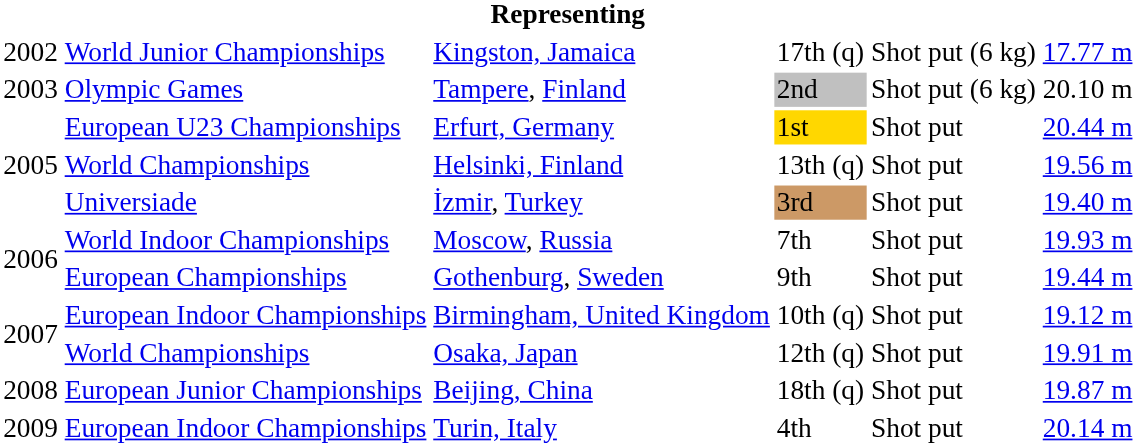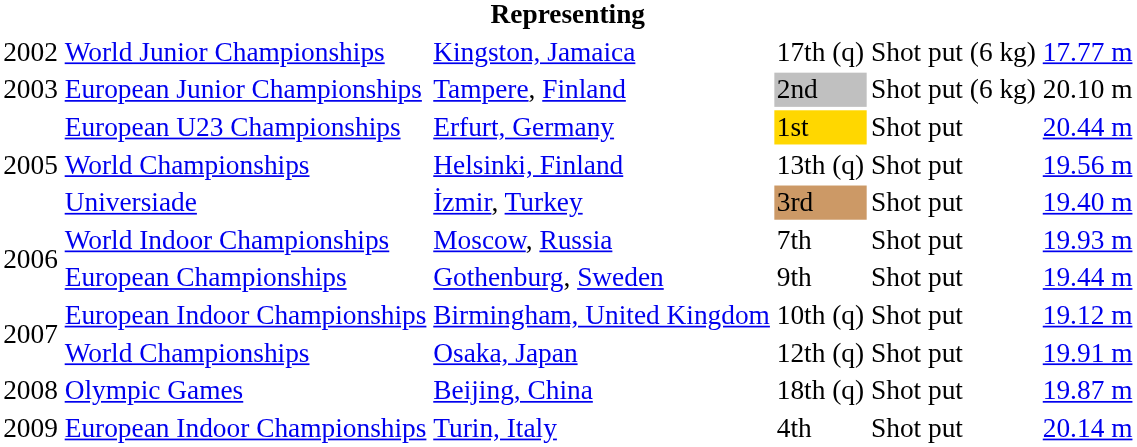(154, 89) Olympic Games -> (243, 89) European Junior Championships
(243, 390) European Junior Championships -> (154, 390) Olympic Games
